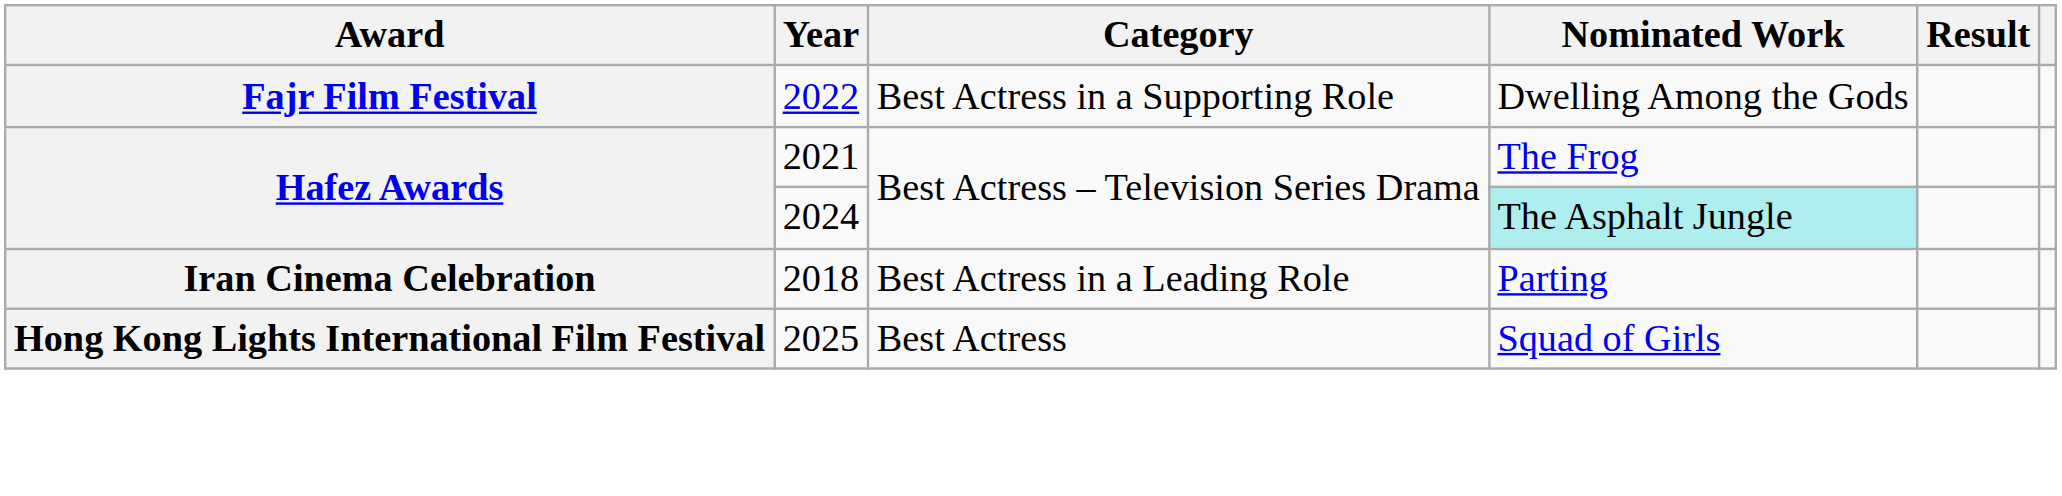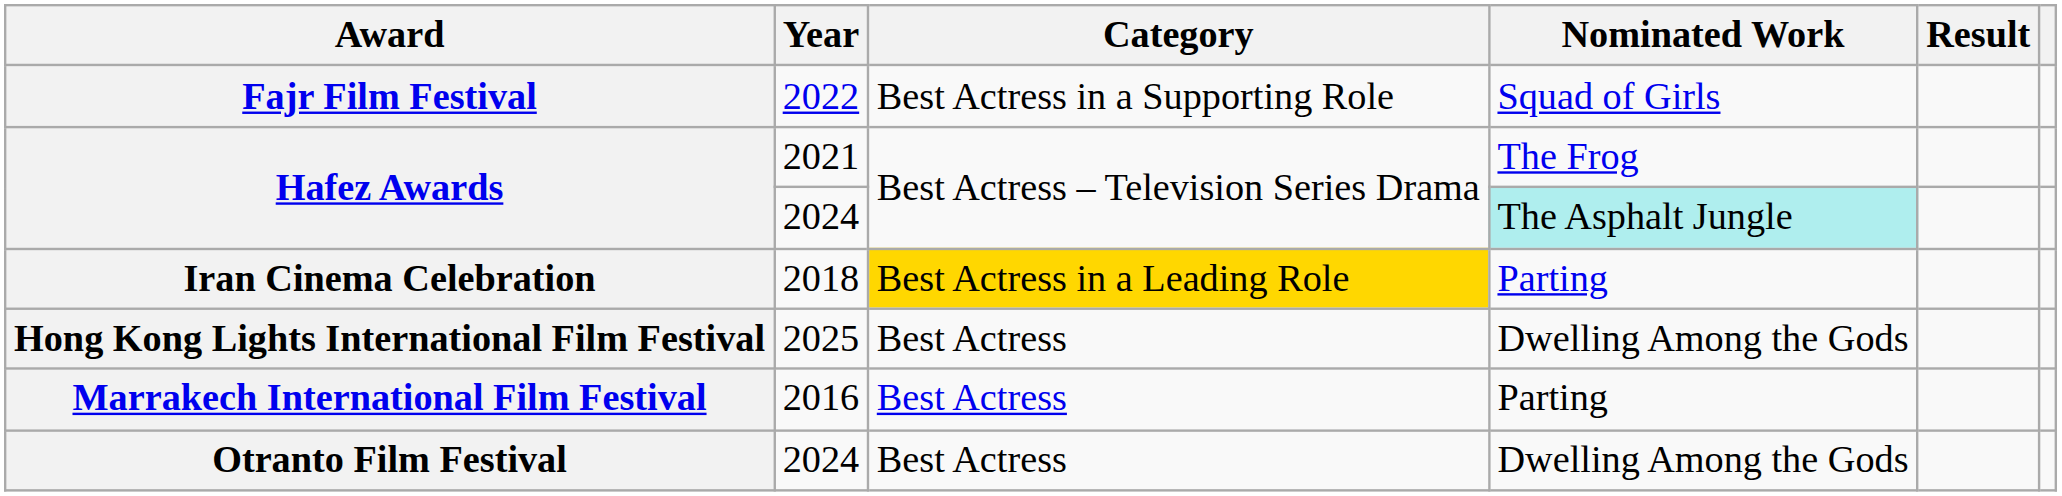(1703, 95) Dwelling Among the Gods -> (1609, 95) Squad of Girls
(1113, 277) no background -> (1113, 277) gold background
(1609, 338) Squad of Girls -> (1703, 338) Dwelling Among the Gods
+ row: (390, 398)
+ row: (390, 459)
